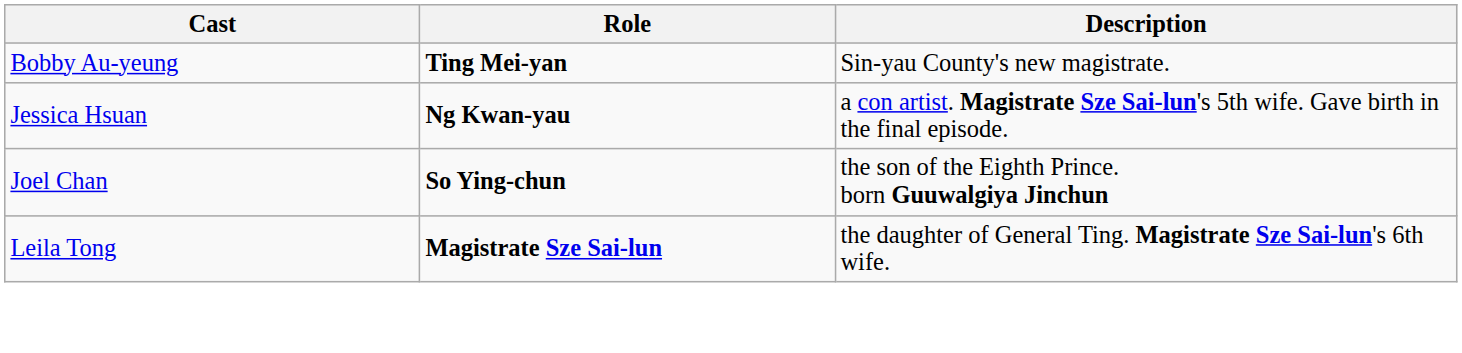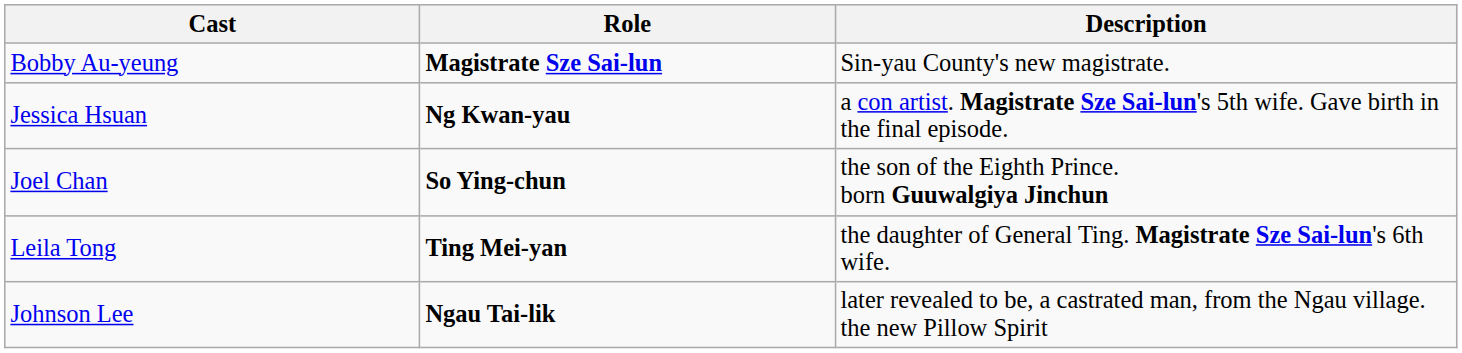(496, 62) Ting Mei-yan -> (544, 62) Magistrate Sze Sai-lun
(544, 248) Magistrate Sze Sai-lun -> (496, 248) Ting Mei-yan
+ row: (72, 314)
